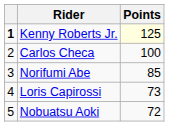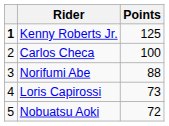(151, 34) lightyellow background -> (151, 34) no background
(154, 73) 85 -> (154, 73) 88
